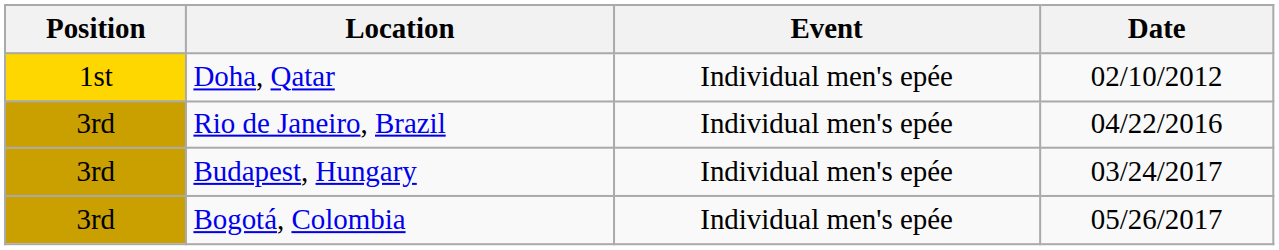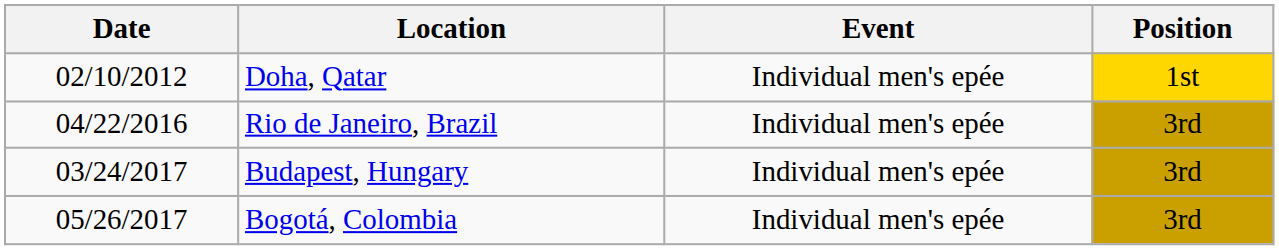columns swapped: (1157, 28) <-> (96, 28)
